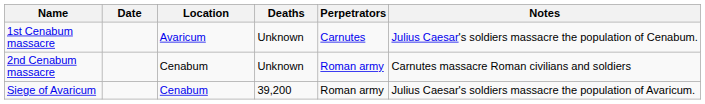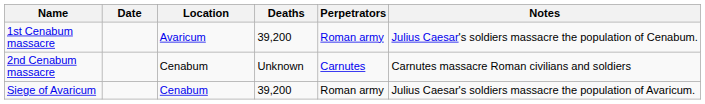(281, 37) Unknown -> (274, 37) 39,200
(343, 37) Carnutes -> (352, 37) Roman army
(352, 67) Roman army -> (343, 67) Carnutes
